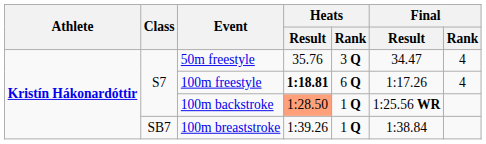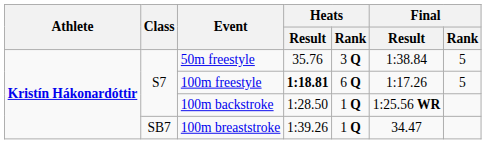(407, 60) 34.47 -> (407, 60) 1:38.84
(462, 60) 4 -> (462, 60) 5
(462, 83) 4 -> (462, 83) 5
(308, 105) lightsalmon background -> (308, 105) no background
(407, 127) 1:38.84 -> (407, 127) 34.47
